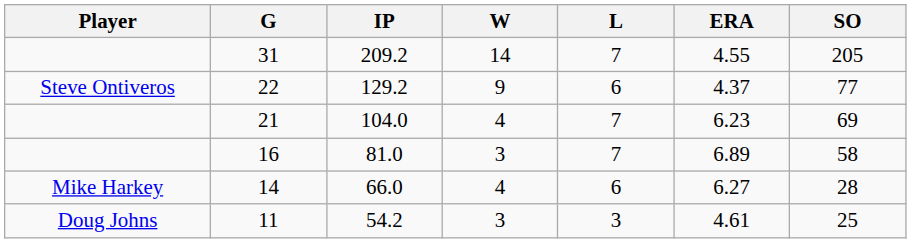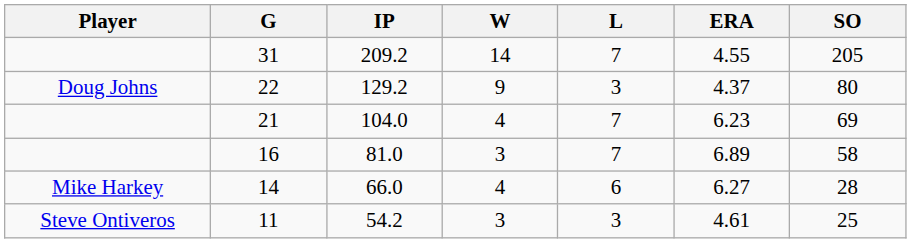(108, 87) Steve Ontiveros -> (108, 87) Doug Johns
(616, 87) 6 -> (616, 87) 3
(848, 87) 77 -> (848, 87) 80
(108, 220) Doug Johns -> (108, 220) Steve Ontiveros
